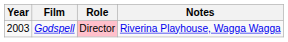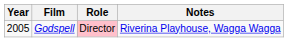(18, 28) 2003 -> (18, 28) 2005
